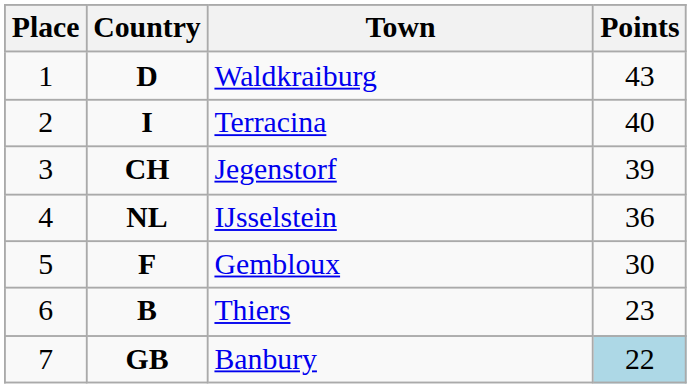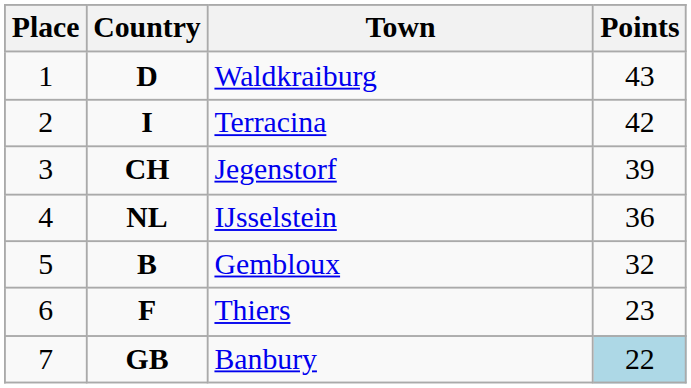(640, 122) 40 -> (640, 122) 42
(147, 264) F -> (147, 264) B
(640, 264) 30 -> (640, 264) 32
(147, 311) B -> (147, 311) F
